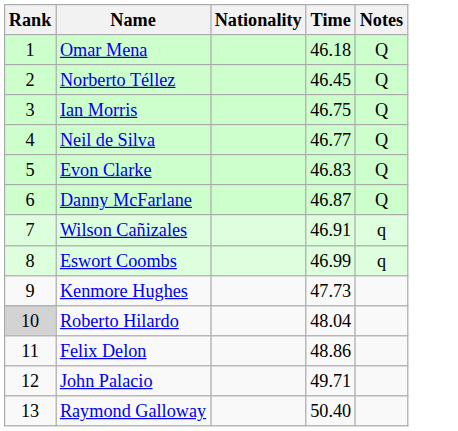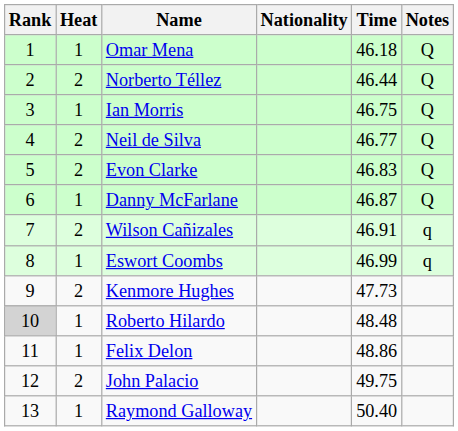+ column: (79, 19)
(331, 79) 46.45 -> (377, 79) 46.44
(331, 320) 48.04 -> (377, 320) 48.48
(331, 380) 49.71 -> (377, 380) 49.75
